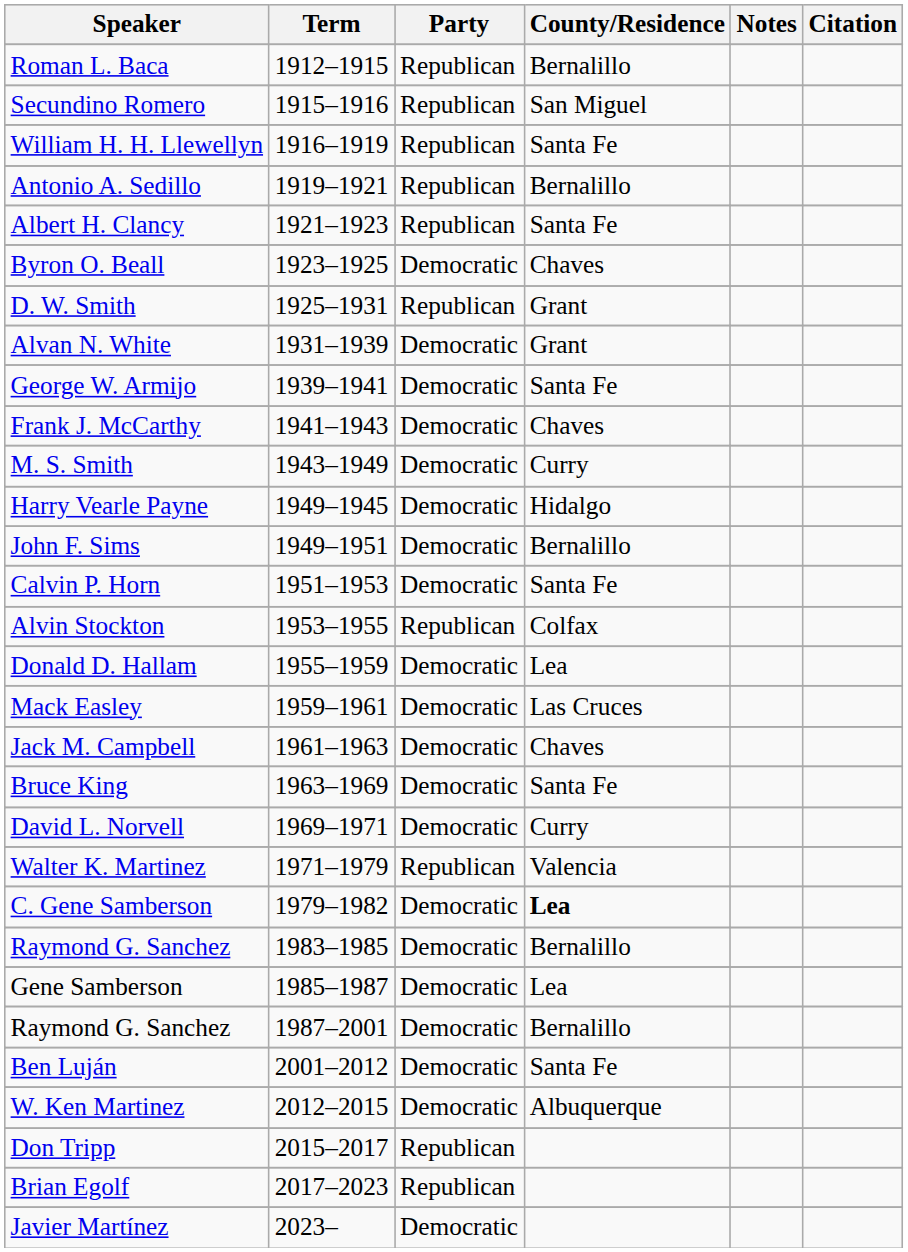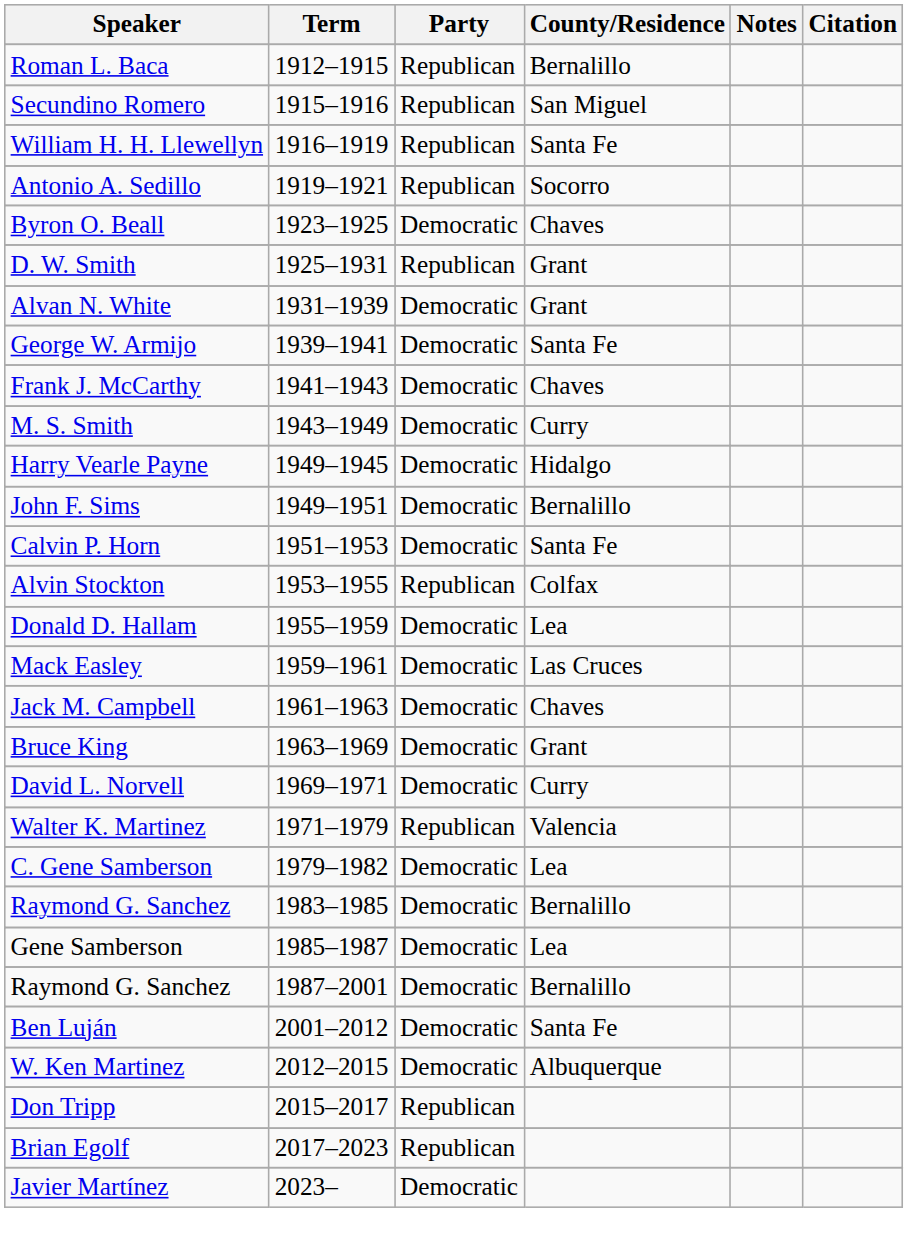(580, 184) Bernalillo -> (570, 184) Socorro
- row: (97, 225)
(574, 786) Santa Fe -> (558, 746) Grant
(550, 906) bold -> (549, 866) normal
